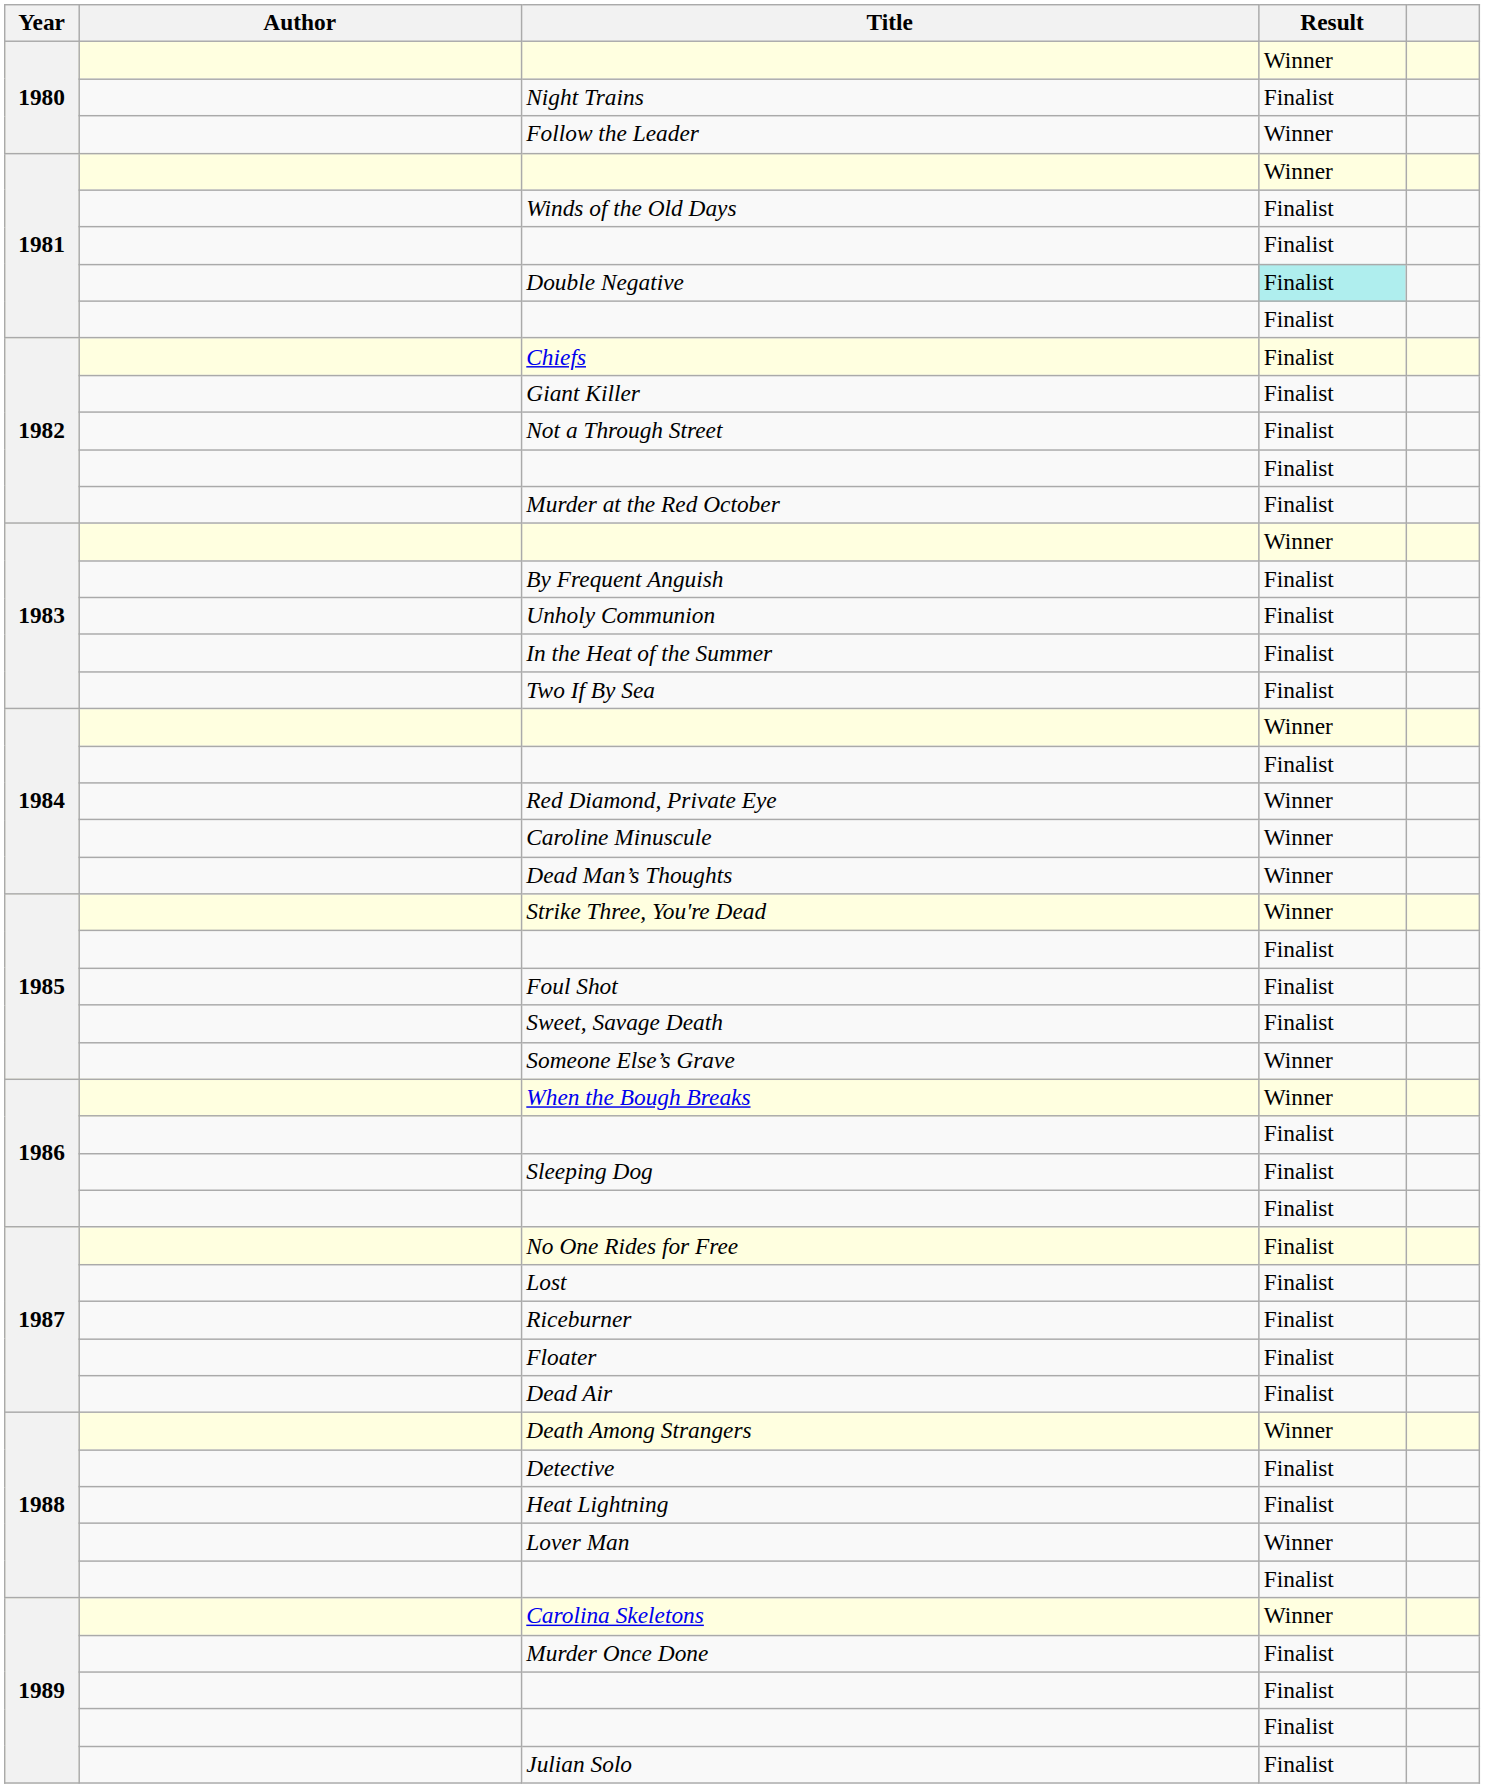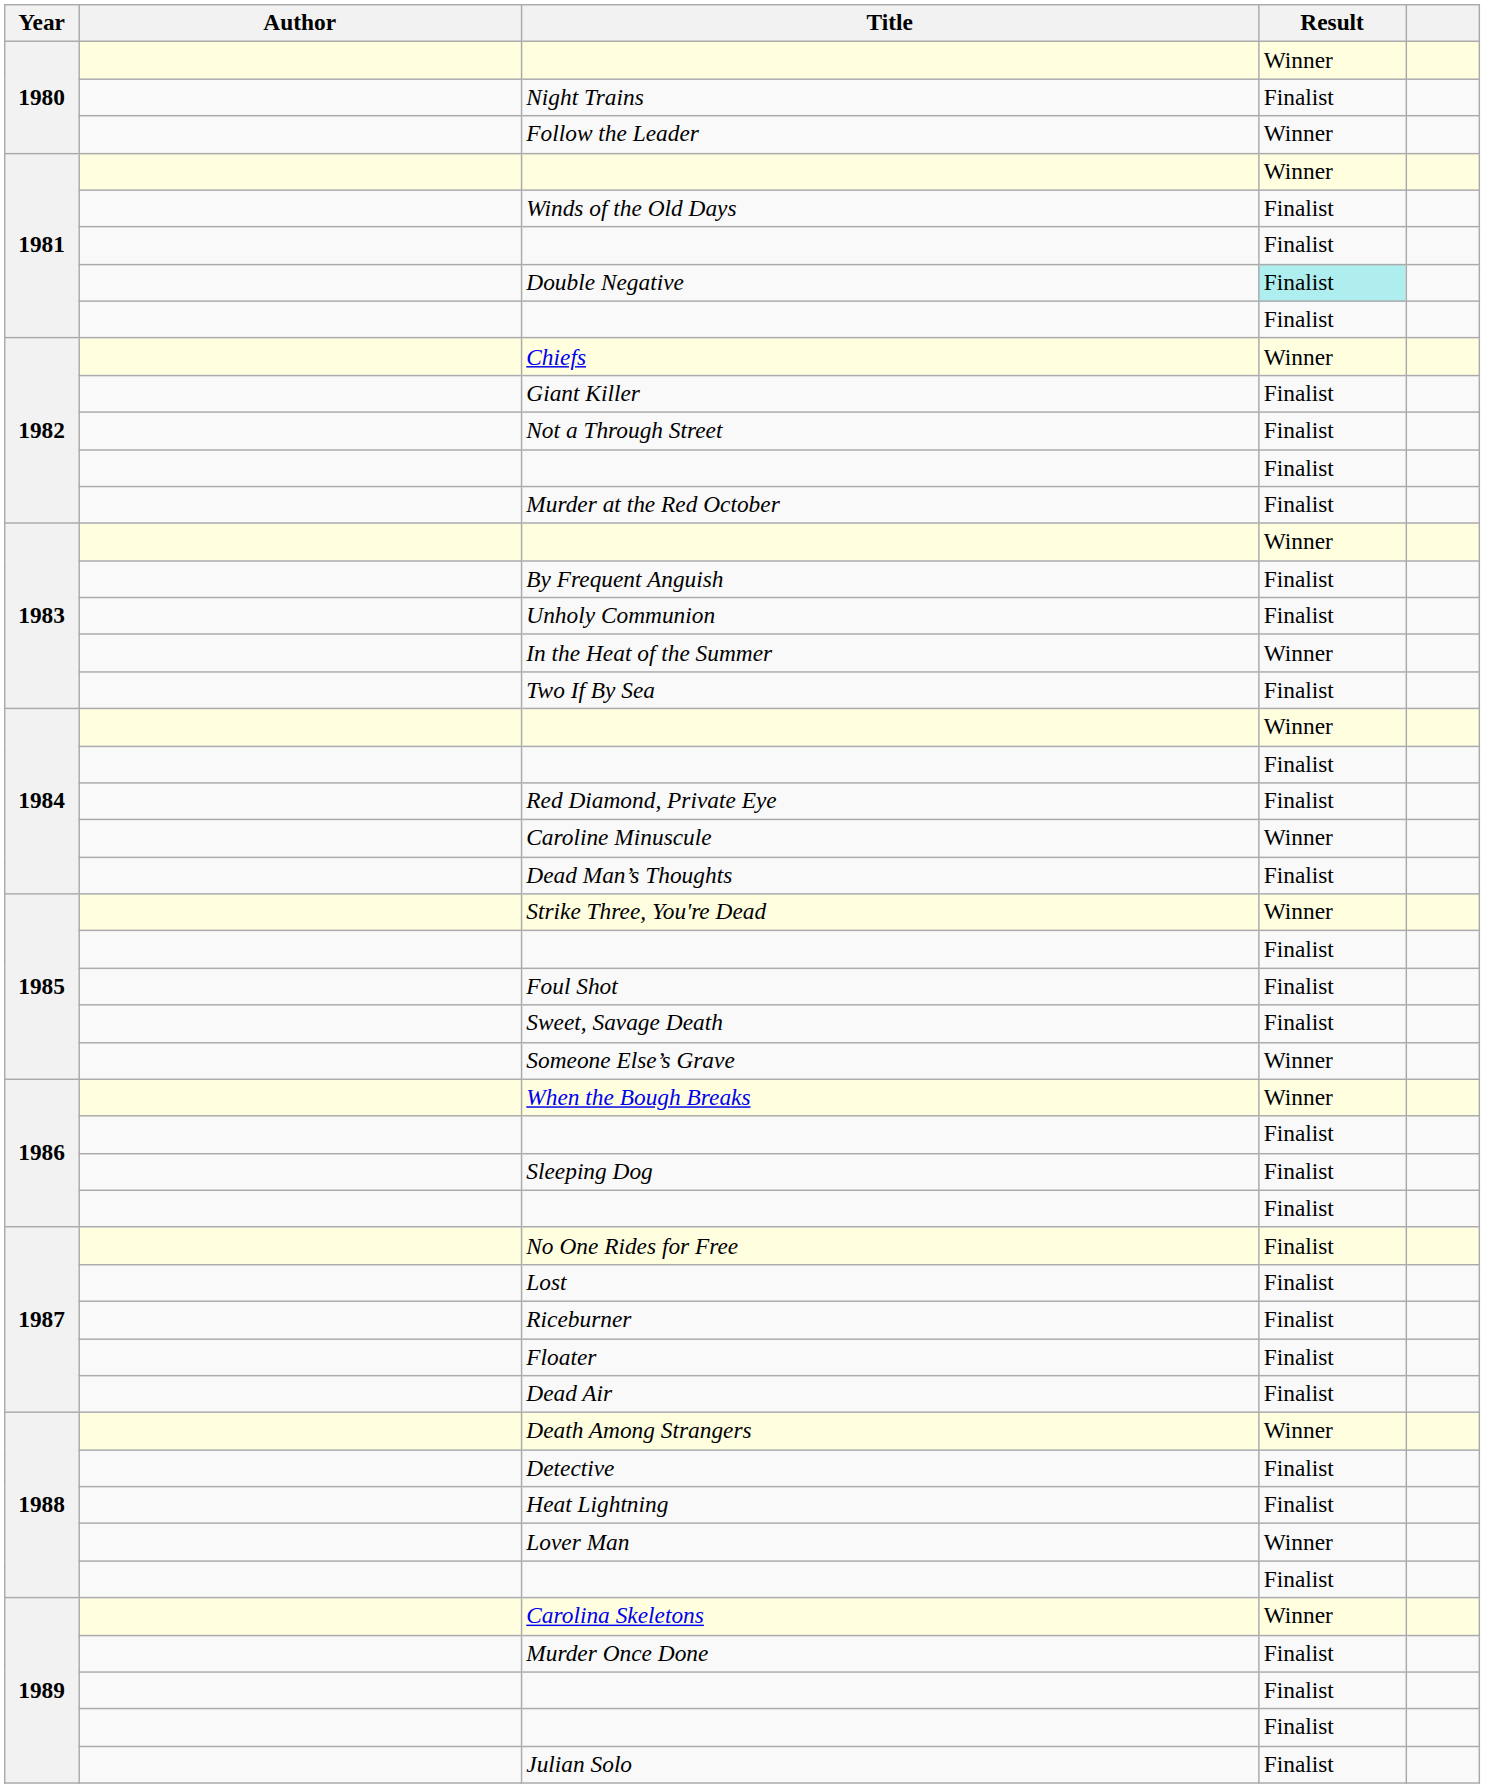(1299, 356) Finalist -> (1298, 356) Winner
(1299, 652) Finalist -> (1298, 652) Winner
(1298, 801) Winner -> (1299, 801) Finalist
(1298, 875) Winner -> (1299, 875) Finalist
